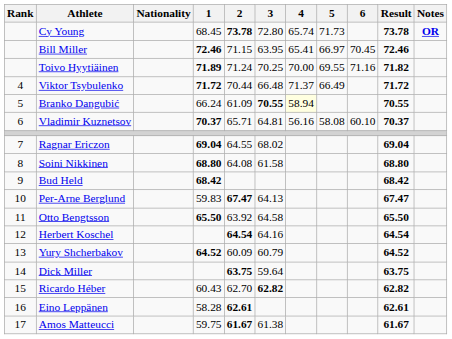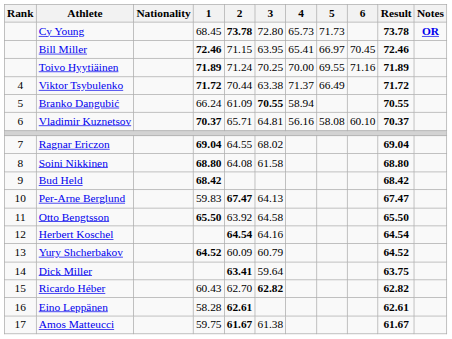(301, 31) 65.74 -> (301, 31) 65.73
(396, 67) 71.82 -> (396, 67) 71.89
(270, 85) 66.48 -> (270, 85) 63.38
(301, 103) lightyellow background -> (301, 103) no background
(240, 270) 63.75 -> (240, 270) 63.41
